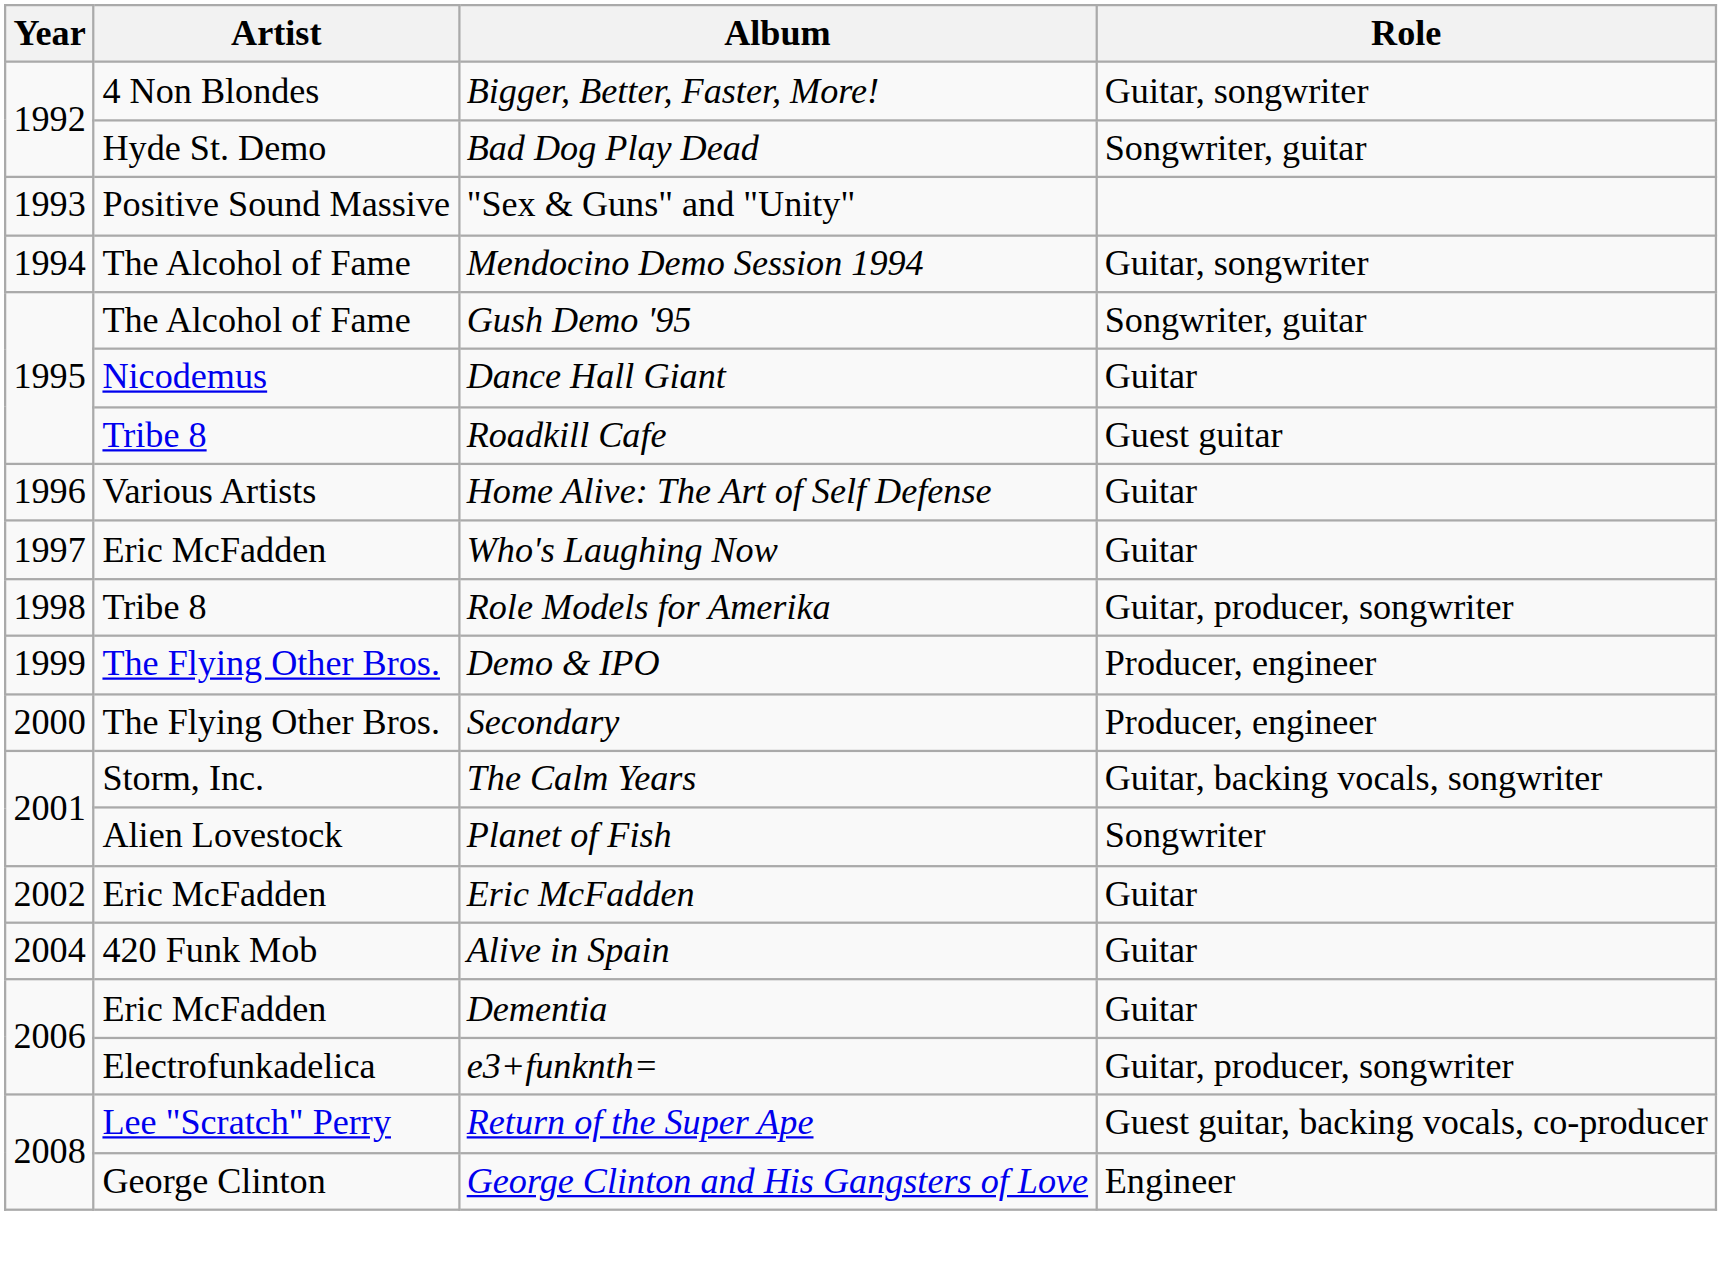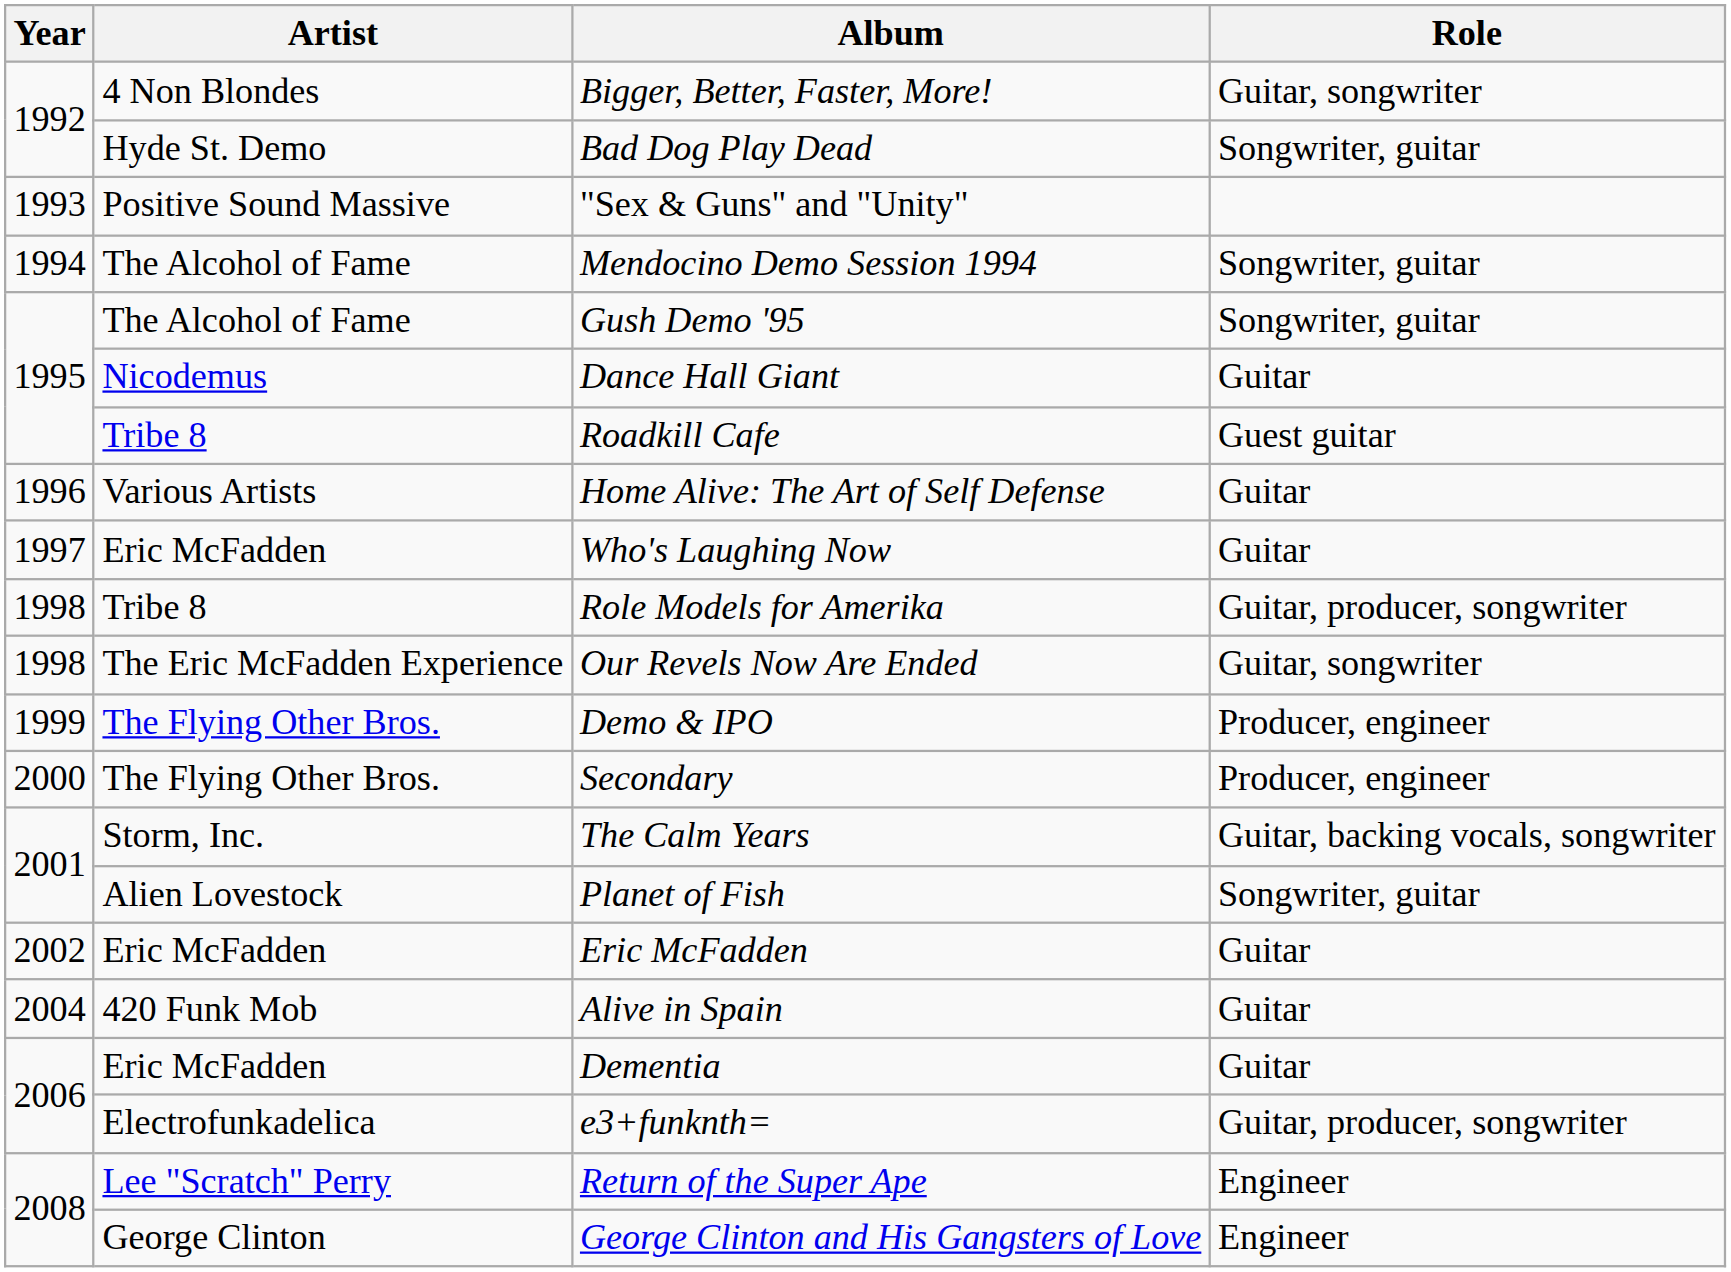(1237, 262) Guitar, songwriter -> (1349, 262) Songwriter, guitar
+ row: (779, 663)
(1185, 836) Songwriter -> (1349, 893) Songwriter, guitar
(1406, 1122) Guest guitar, backing vocals, co-producer -> (1283, 1180) Engineer
